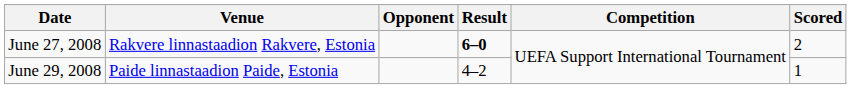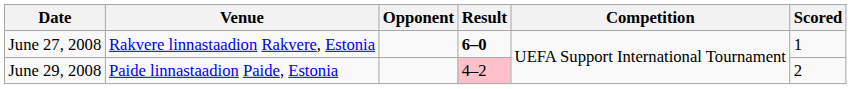(798, 44) 2 -> (798, 44) 1
(474, 70) no background -> (474, 70) pink background
(798, 70) 1 -> (798, 70) 2
